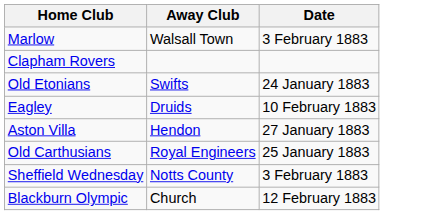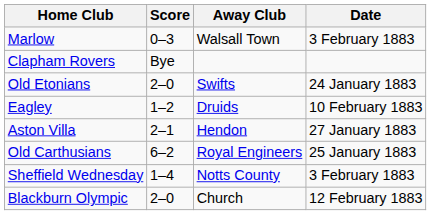+ column: (170, 15)
